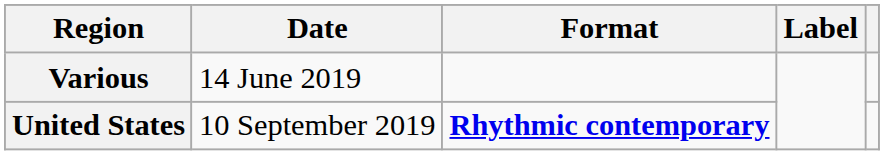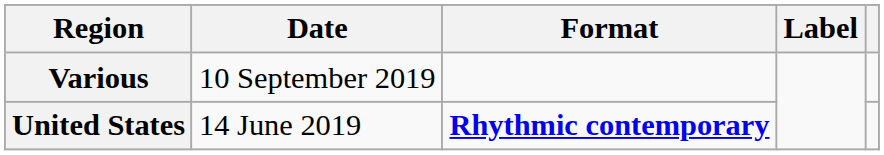(280, 76) 14 June 2019 -> (317, 76) 10 September 2019
(317, 125) 10 September 2019 -> (280, 125) 14 June 2019
